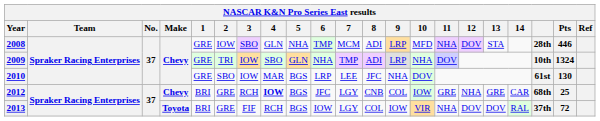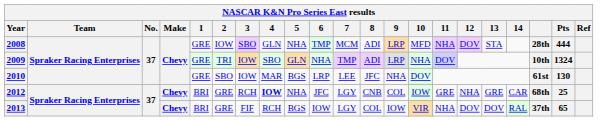(565, 44) 446 -> (563, 44) 444
(298, 92) BGS -> (297, 92) NHA
(176, 108) Toyota -> (175, 108) Chevy
(565, 108) 72 -> (563, 108) 65
